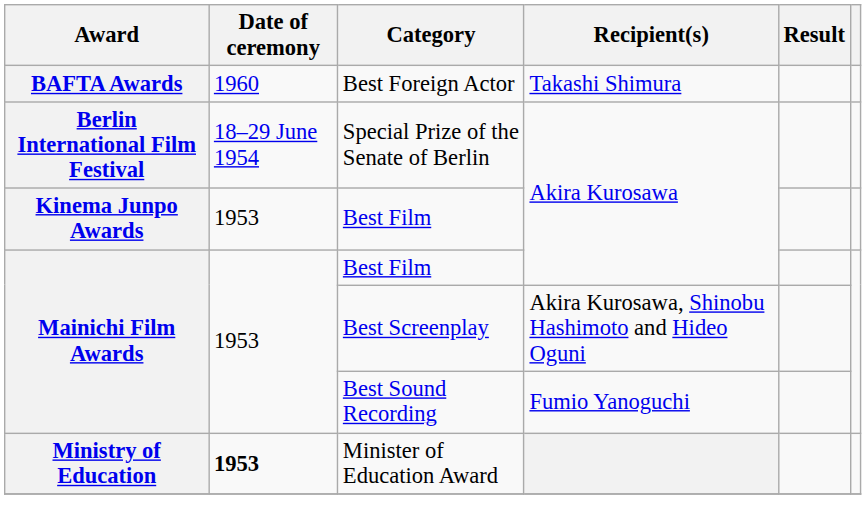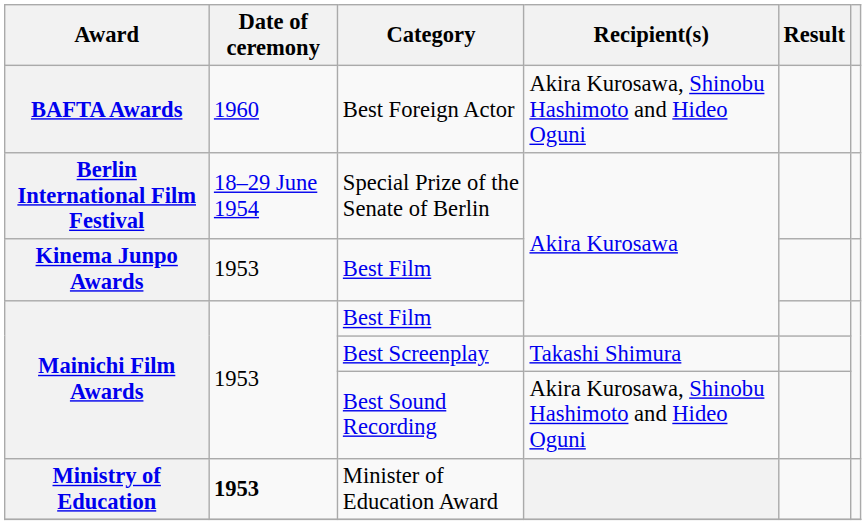(605, 83) Takashi Shimura -> (647, 108) Akira Kurosawa, Shinobu Hashimoto and Hideo Oguni
(647, 328) Akira Kurosawa, Shinobu Hashimoto and Hideo Oguni -> (605, 353) Takashi Shimura
(610, 402) Fumio Yanoguchi -> (647, 414) Akira Kurosawa, Shinobu Hashimoto and Hideo Oguni
